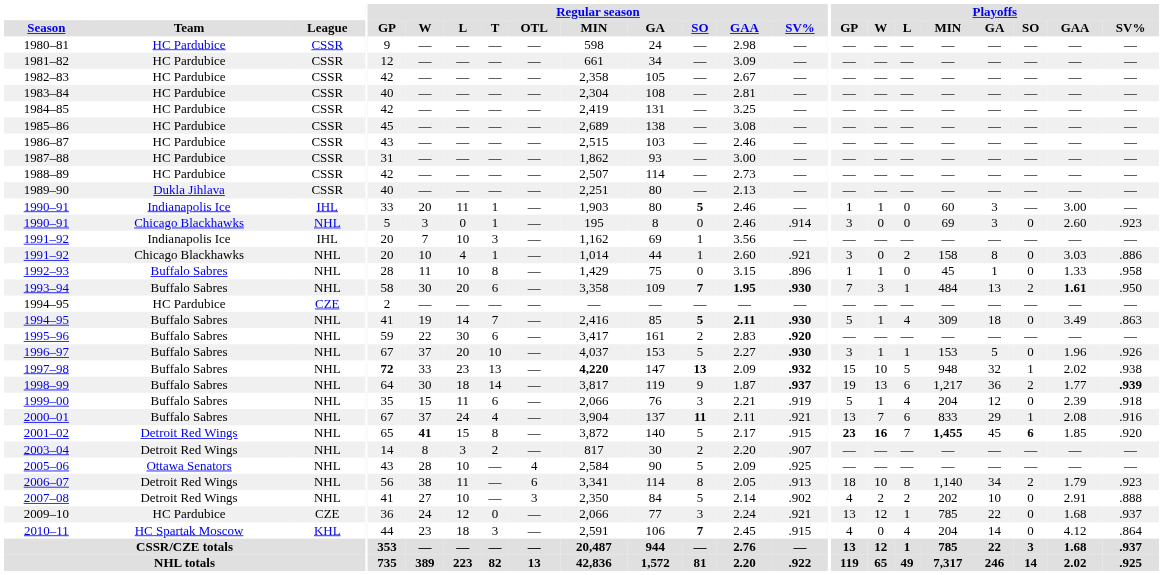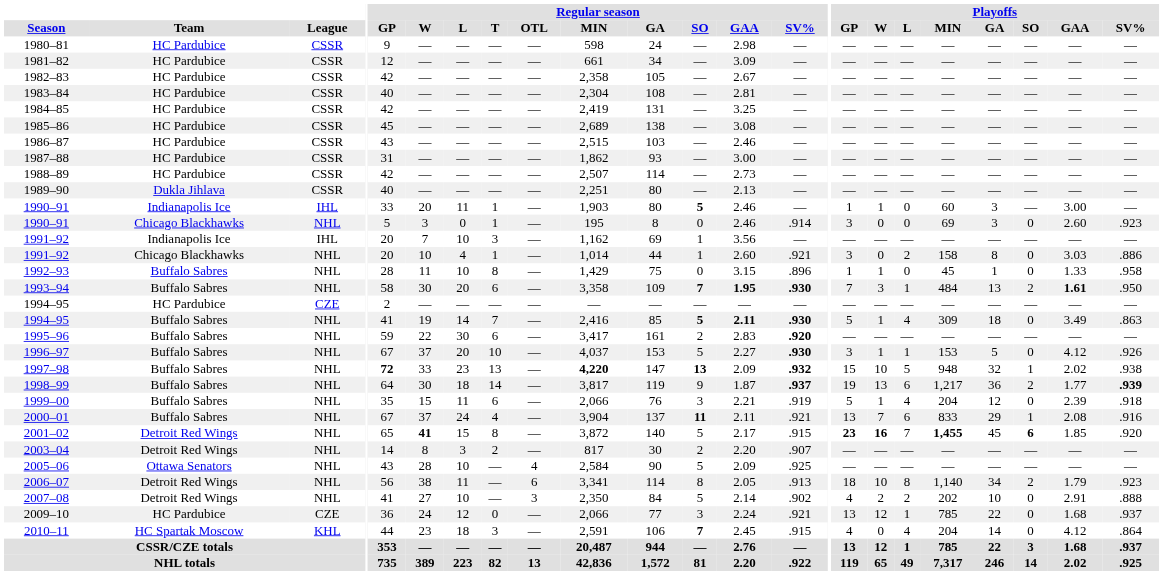(1075, 352) 1.96 -> (1075, 352) 4.12
